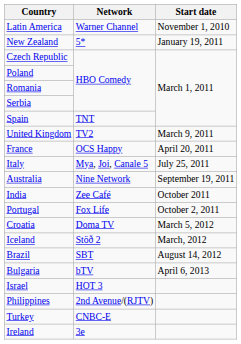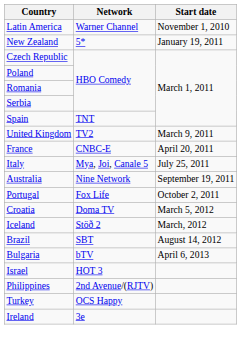(99, 149) OCS Happy -> (93, 149) CNBC-E
- row: (16, 194)
(93, 316) CNBC-E -> (99, 301) OCS Happy
